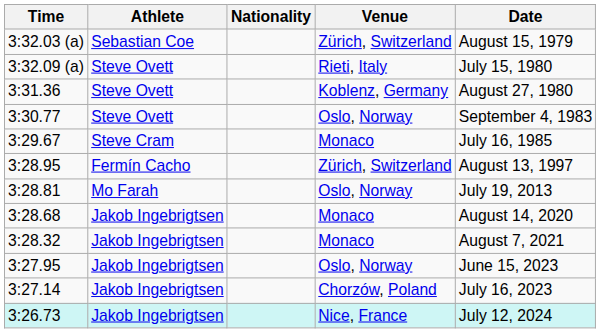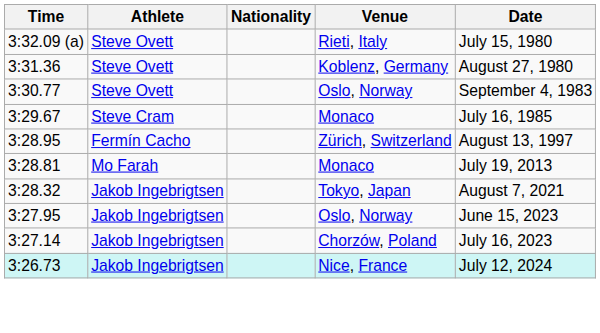- row: (46, 41)
(365, 191) Oslo, Norway -> (346, 166) Monaco
- row: (34, 215)
(346, 240) Monaco -> (364, 191) Tokyo, Japan
